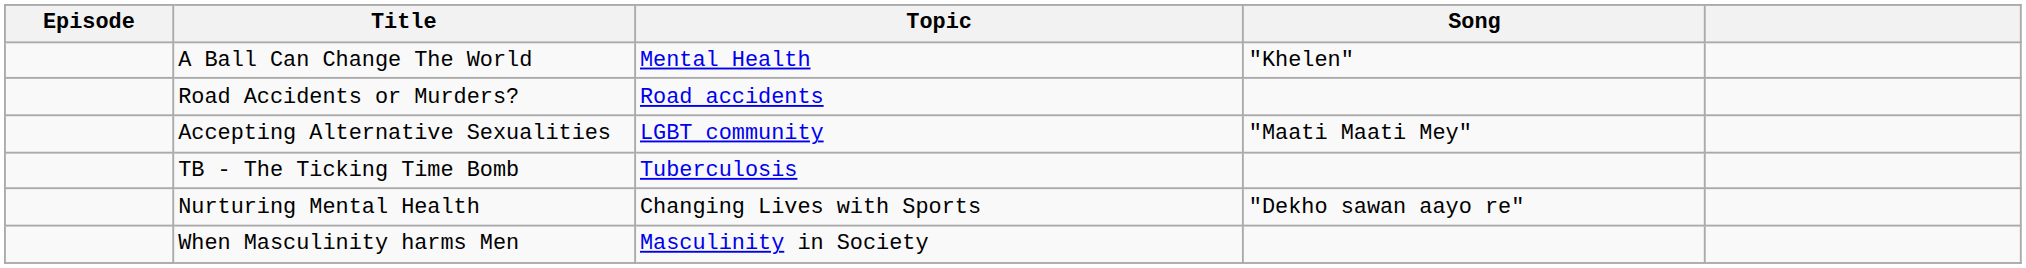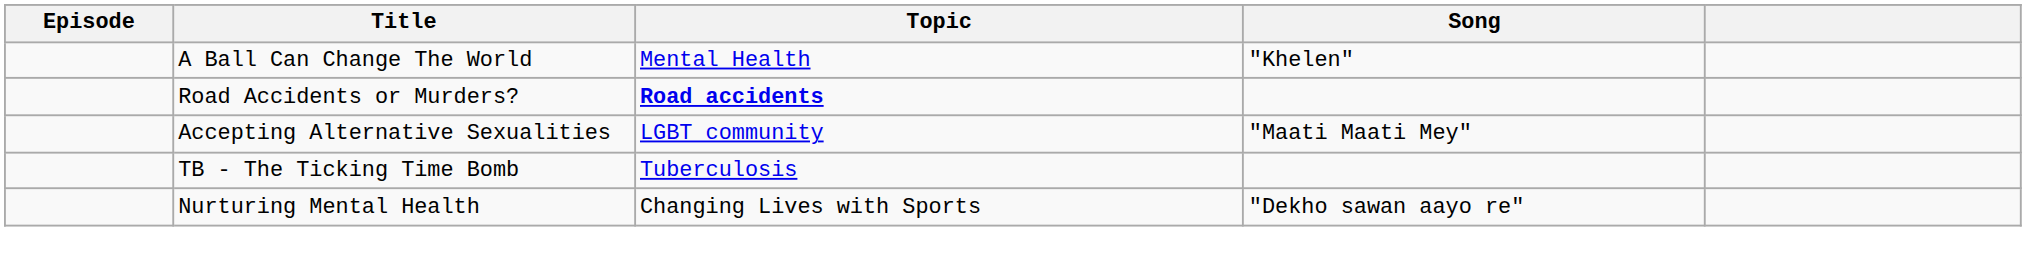(732, 97) normal -> (732, 97) bold
- row: (349, 244)
